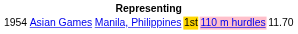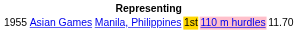(16, 23) 1954 -> (16, 23) 1955
